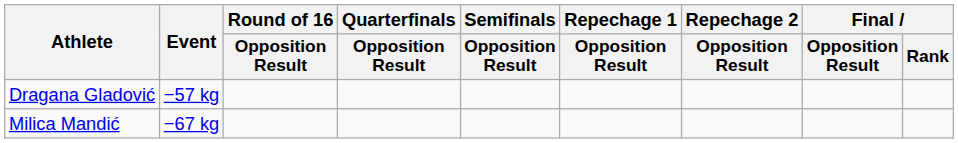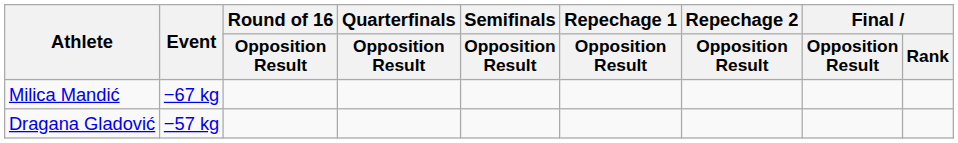rows swapped: (82, 95) <-> (64, 124)
